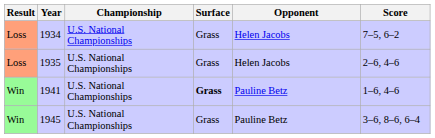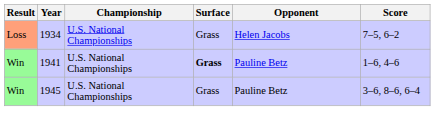- row: (50, 63)
